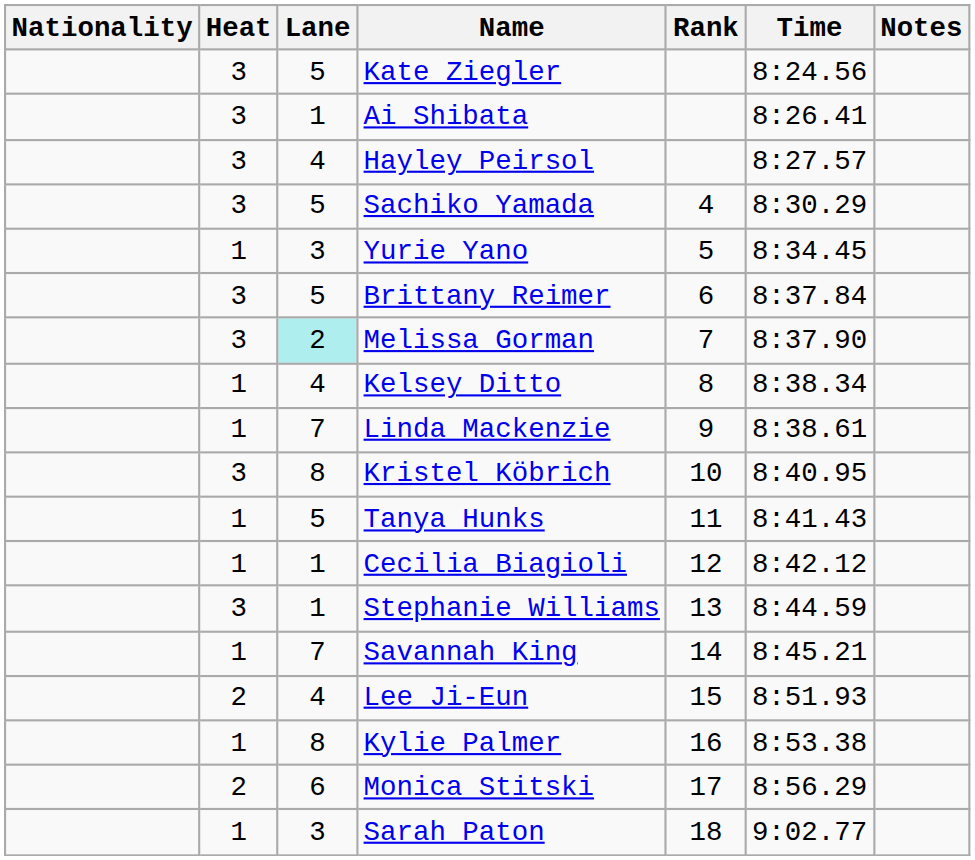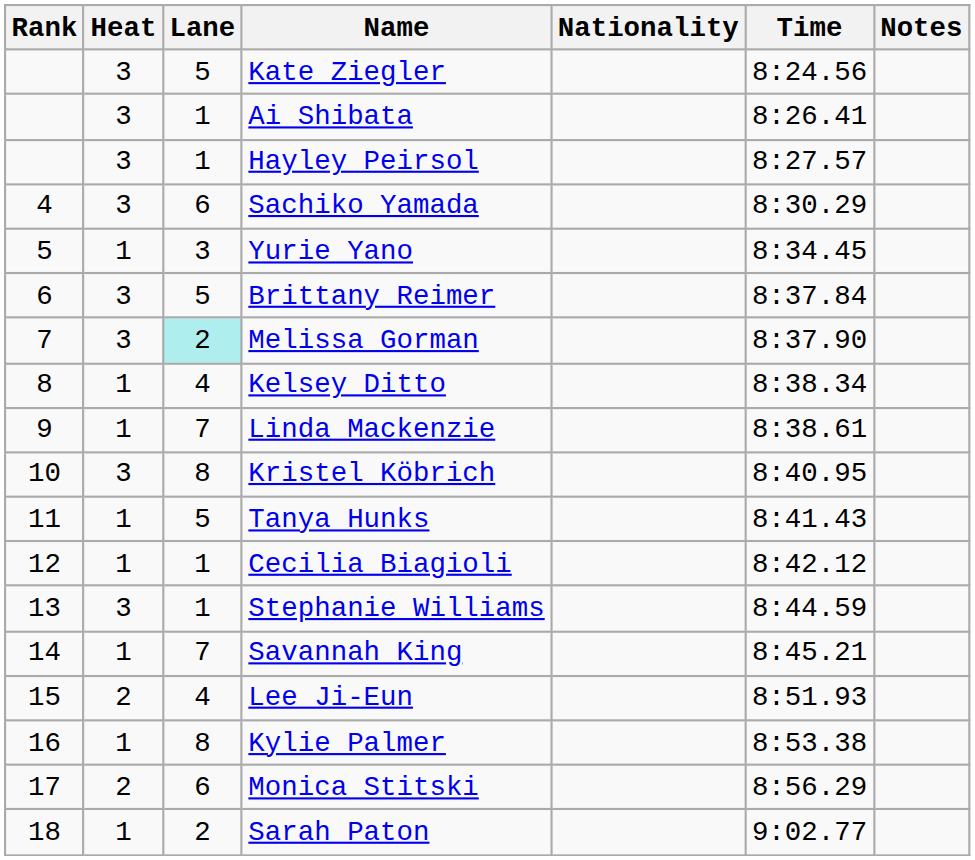columns swapped: (706, 27) <-> (102, 27)
(318, 162) 4 -> (202, 162) 1
(318, 206) 5 -> (202, 206) 6
(318, 832) 3 -> (202, 832) 2
